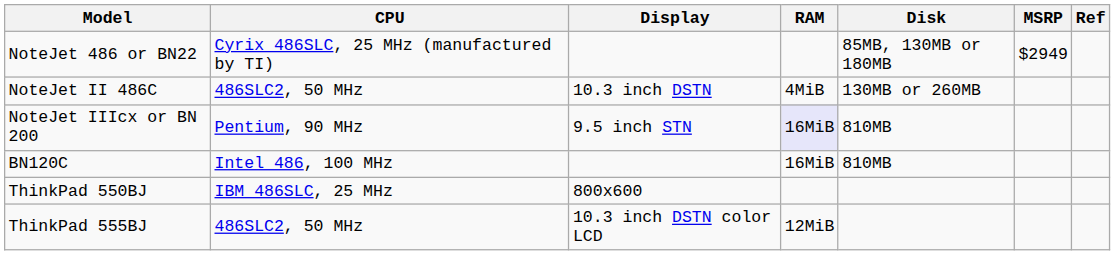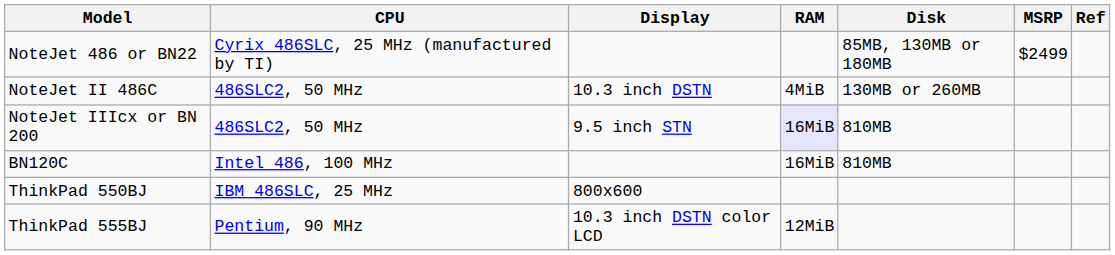(1043, 55) $2949 -> (1043, 55) $2499
(289, 127) Pentium, 90 MHz -> (289, 127) 486SLC2, 50 MHz
(289, 227) 486SLC2, 50 MHz -> (289, 227) Pentium, 90 MHz
